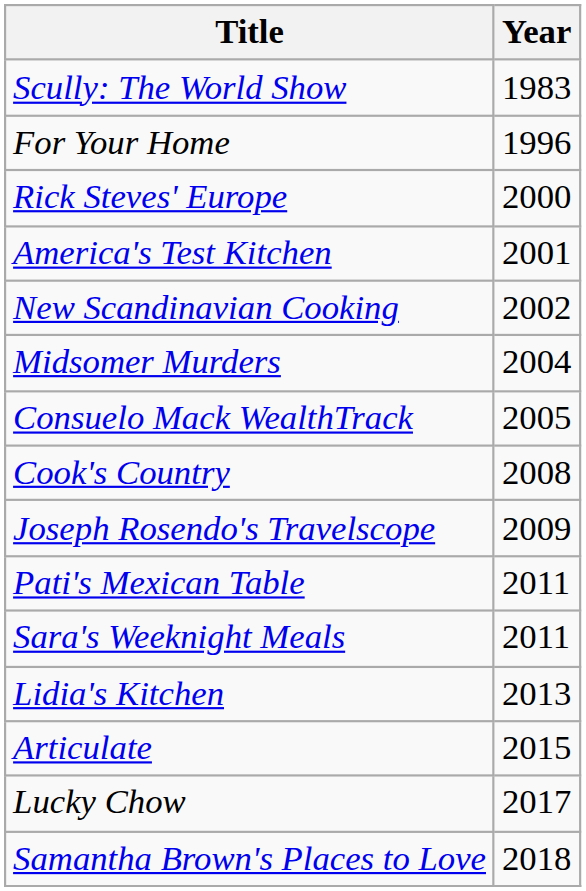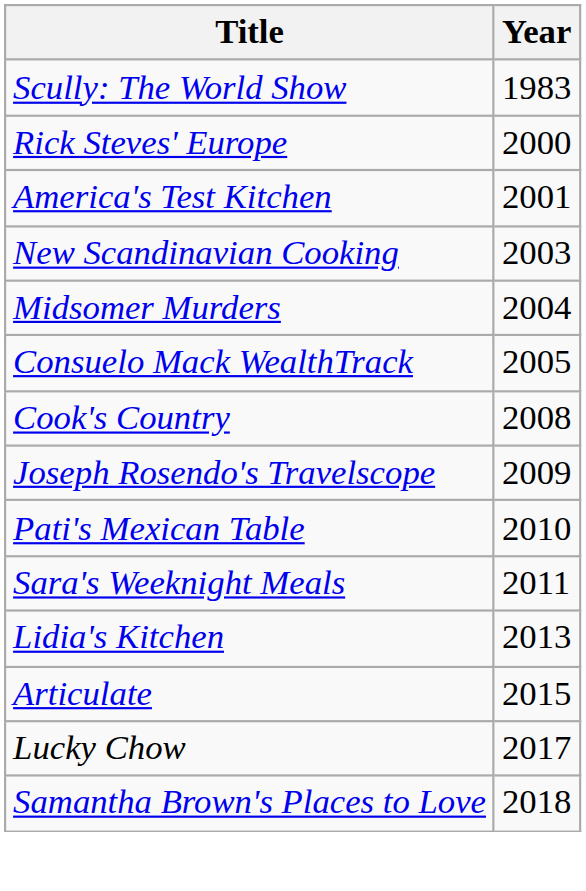- row: (121, 142)
(537, 307) 2002 -> (537, 252) 2003
(536, 582) 2011 -> (537, 527) 2010
